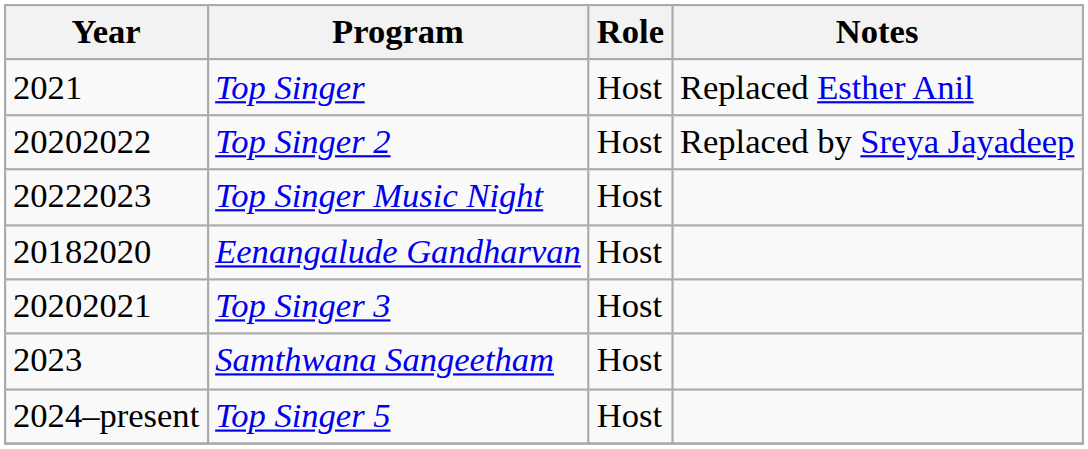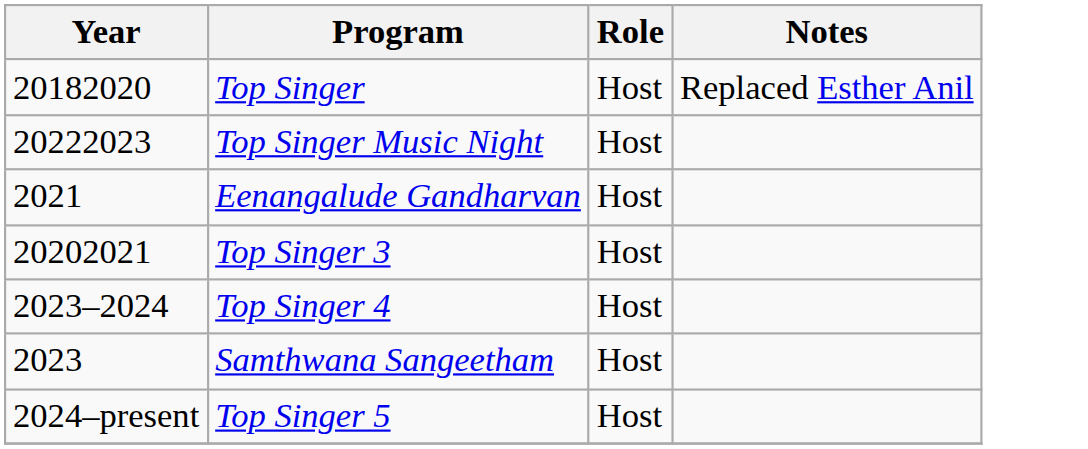(48, 86) 2021 -> (82, 86) 20182020
- row: (303, 141)
(82, 251) 20182020 -> (48, 196) 2021
+ row: (303, 305)
